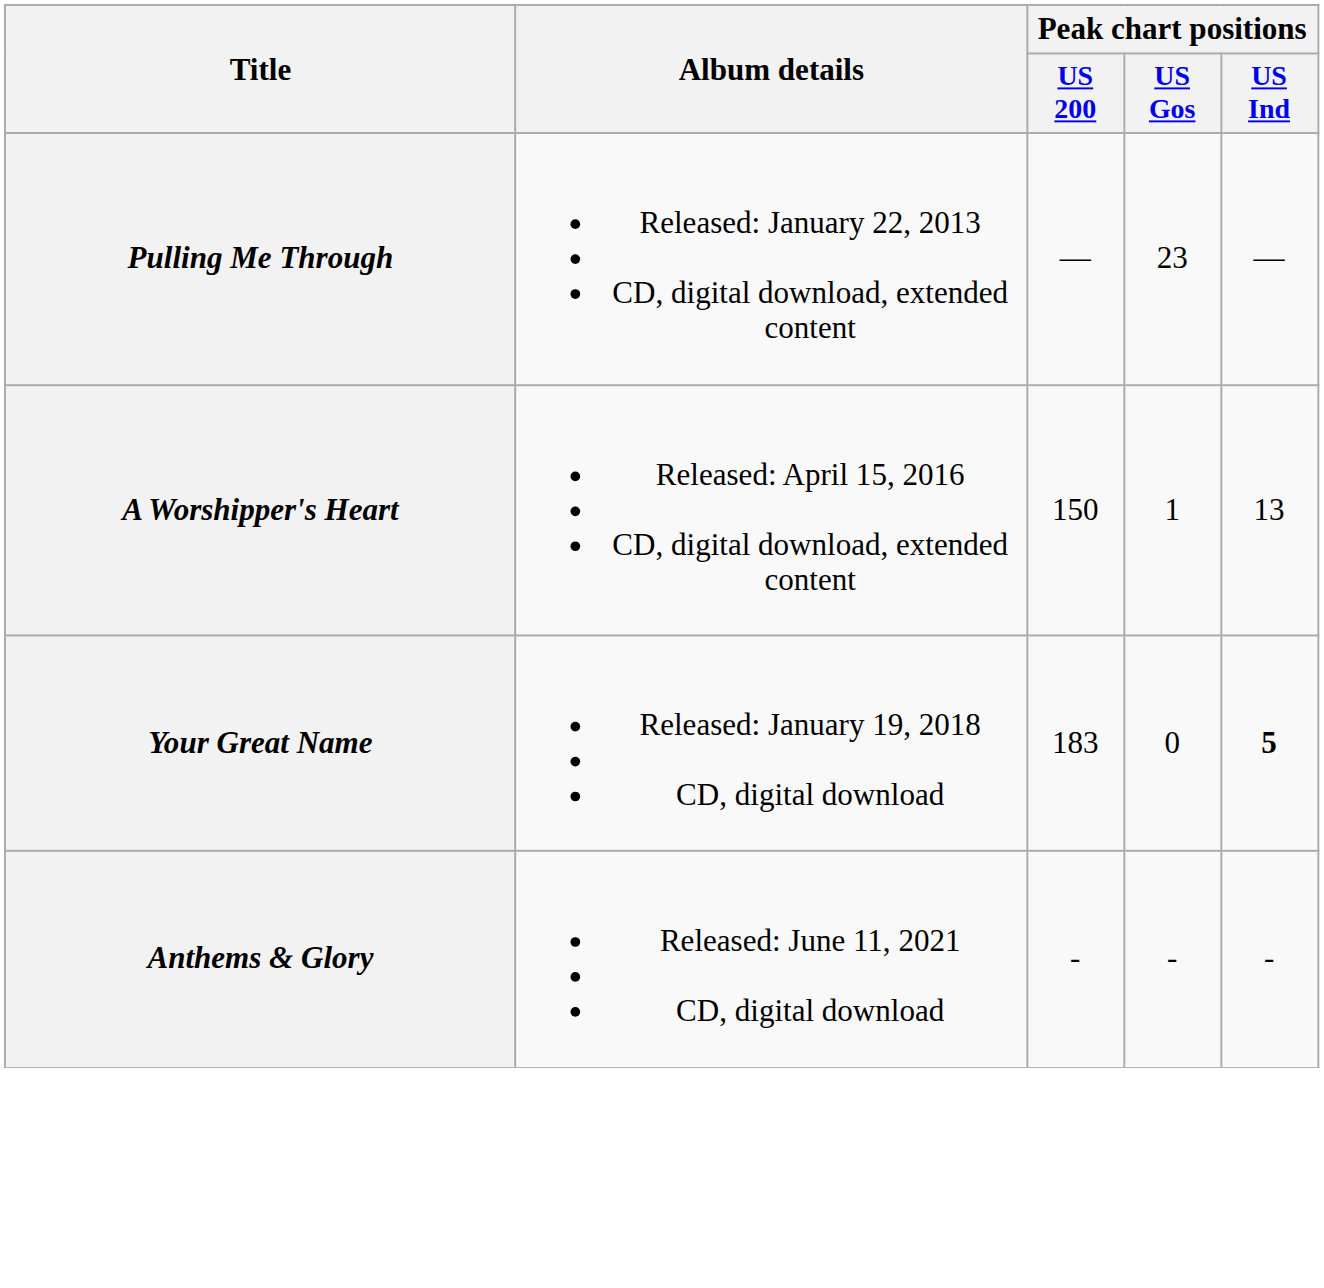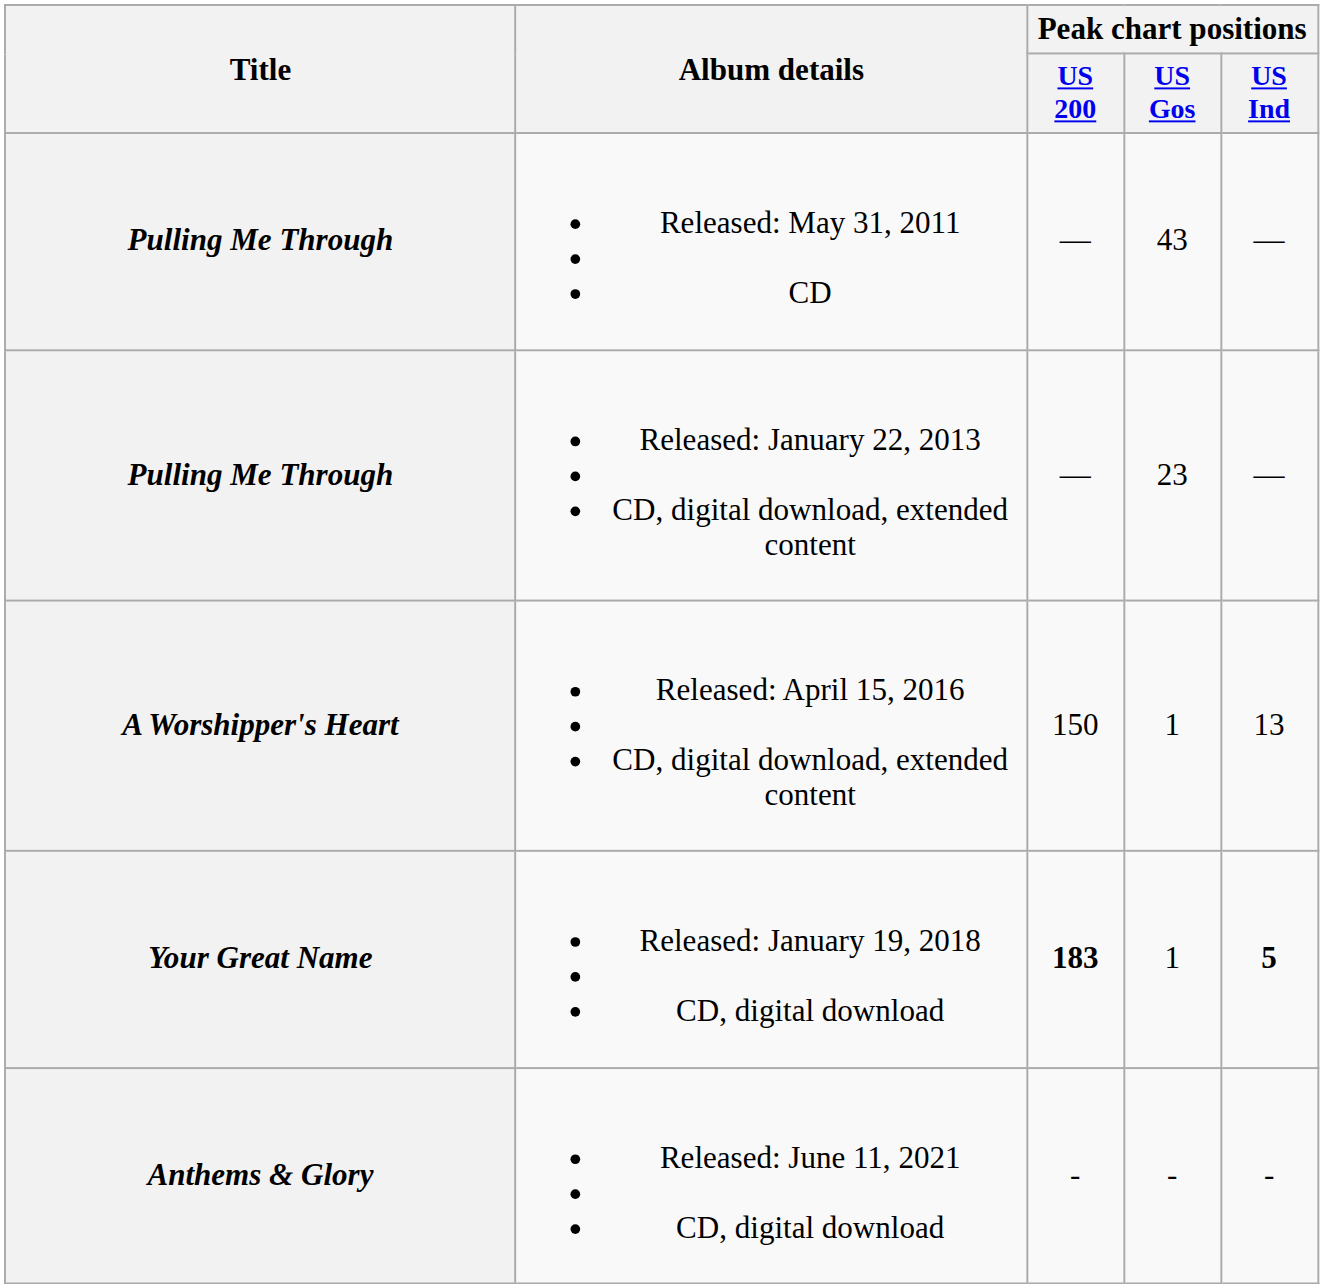+ row: (771, 259)
(1075, 742) normal -> (1075, 958) bold
(1172, 742) 0 -> (1172, 958) 1
